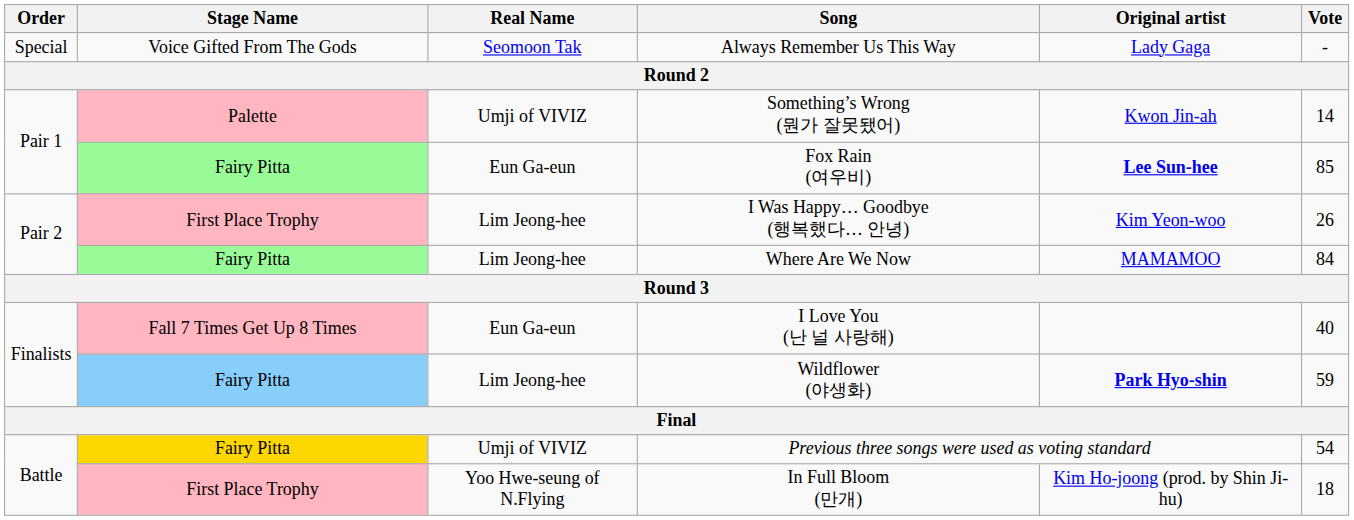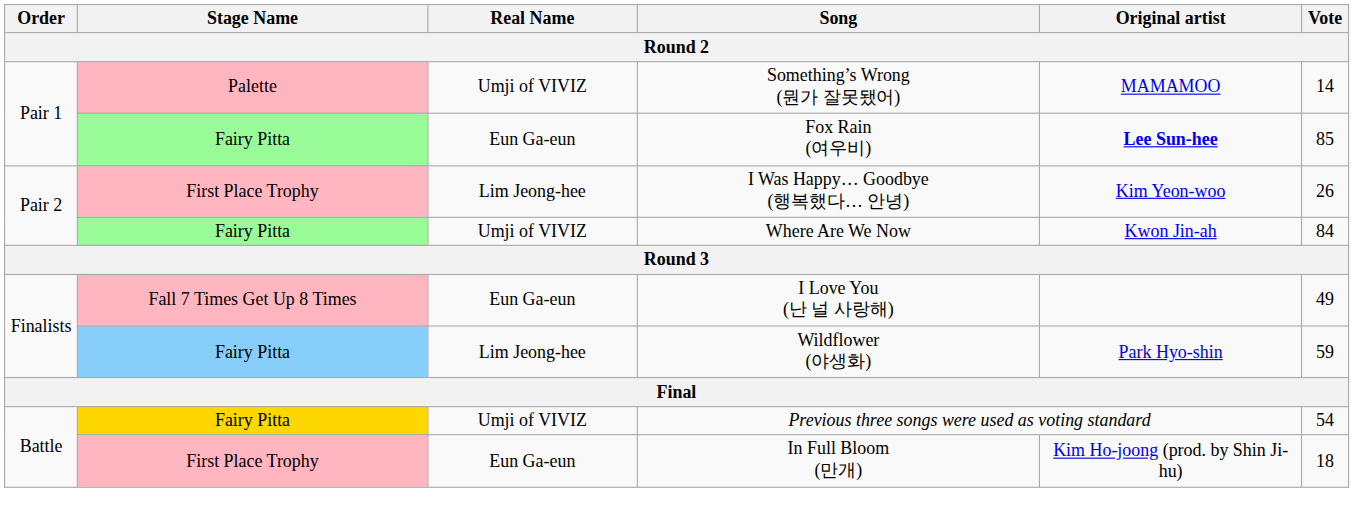- row: (838, 47)
(1171, 115) Kwon Jin-ah -> (1171, 87) MAMAMOO
(532, 259) Lim Jeong-hee -> (532, 231) Umji of VIVIZ
(1171, 259) MAMAMOO -> (1171, 231) Kwon Jin-ah
(1325, 328) 40 -> (1325, 299) 49
(1171, 380) bold -> (1171, 351) normal
(532, 489) Yoo Hwe-seung of N.Flying -> (532, 460) Eun Ga-eun
